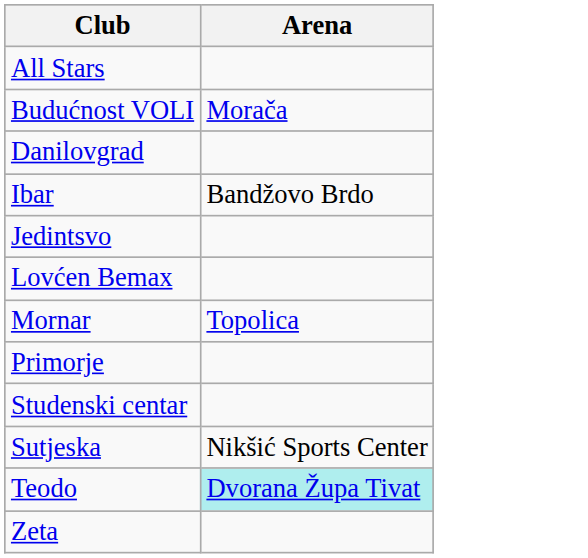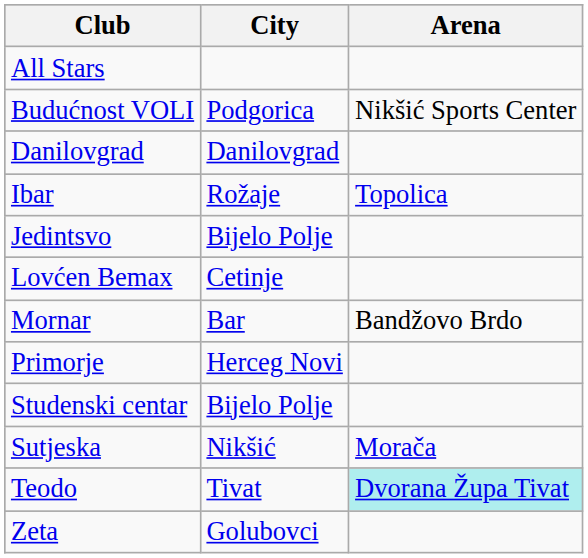+ column: (275, 25)
(247, 109) Morača -> (466, 109) Nikšić Sports Center
(290, 194) Bandžovo Brdo -> (401, 194) Topolica
(253, 320) Topolica -> (439, 320) Bandžovo Brdo
(317, 446) Nikšić Sports Center -> (396, 446) Morača
